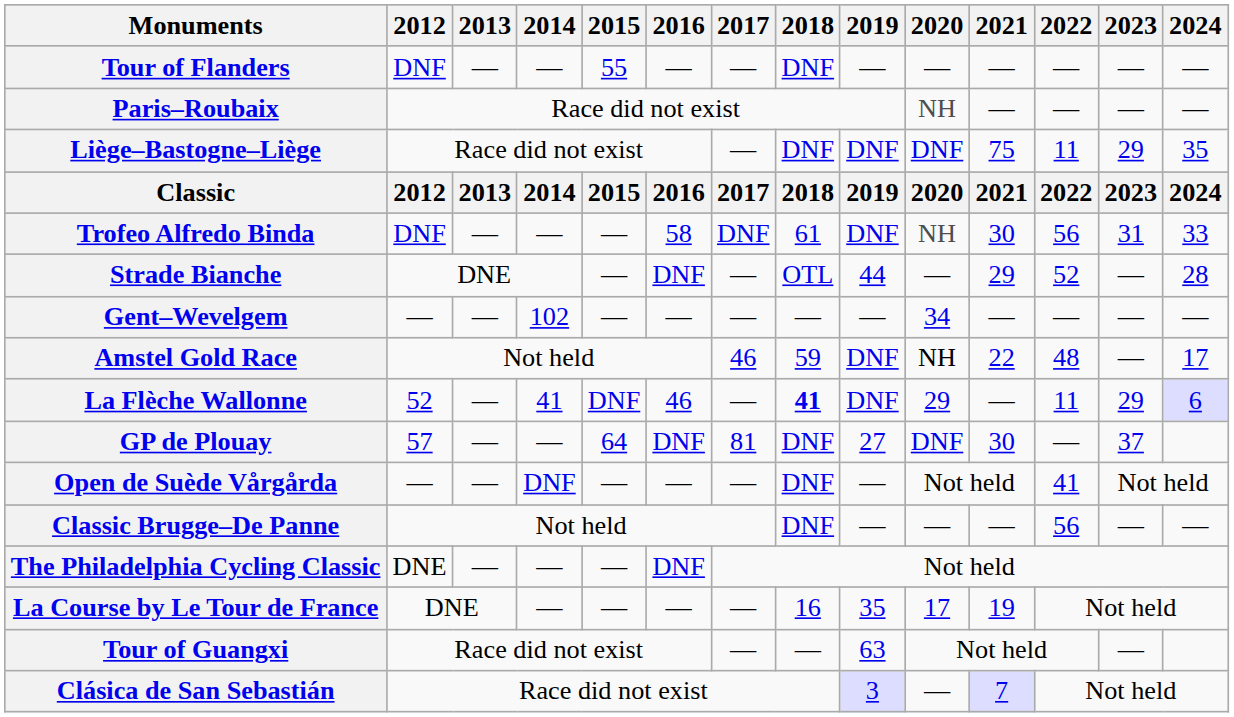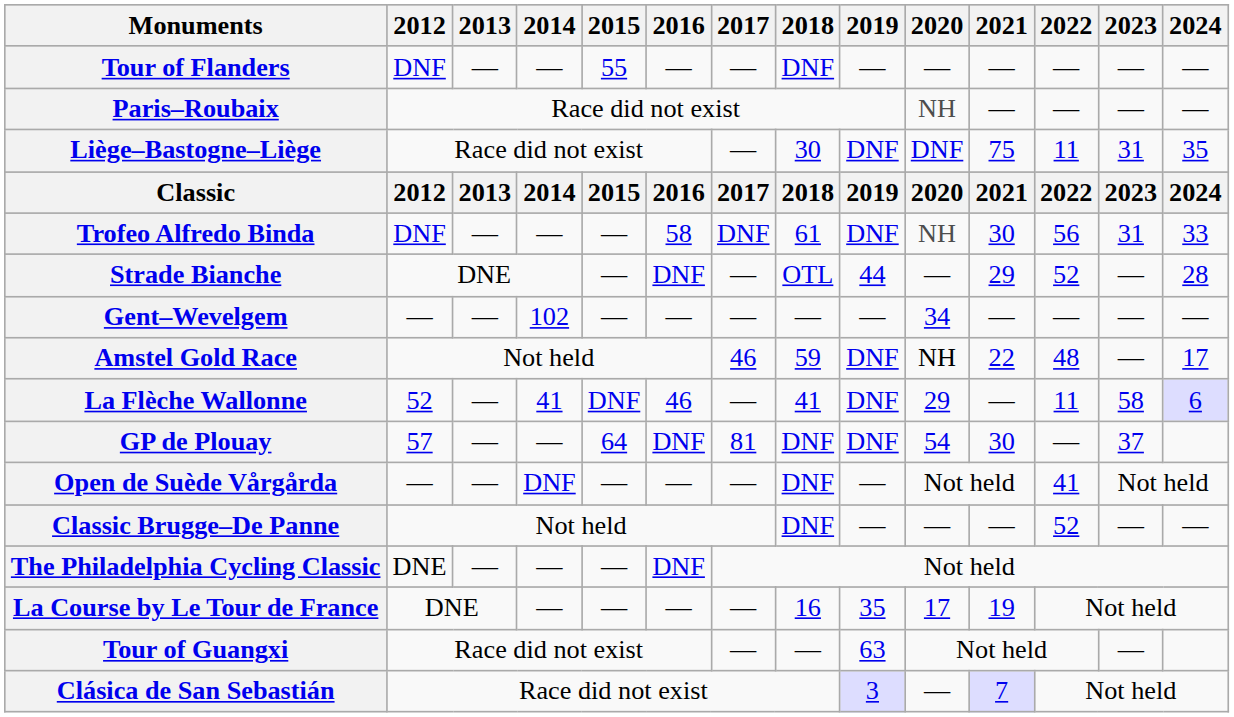(808, 150) DNF -> (808, 150) 30
(1131, 150) 29 -> (1131, 150) 31
(808, 399) bold -> (808, 399) normal
(1131, 399) 29 -> (1131, 399) 58
(872, 441) 27 -> (872, 441) DNF
(937, 441) DNF -> (937, 441) 54
(1066, 524) 56 -> (1066, 524) 52
